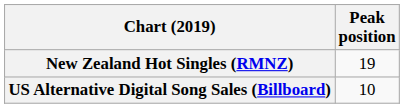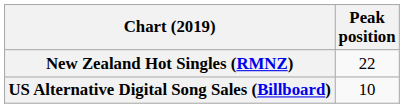(367, 63) 19 -> (367, 63) 22
